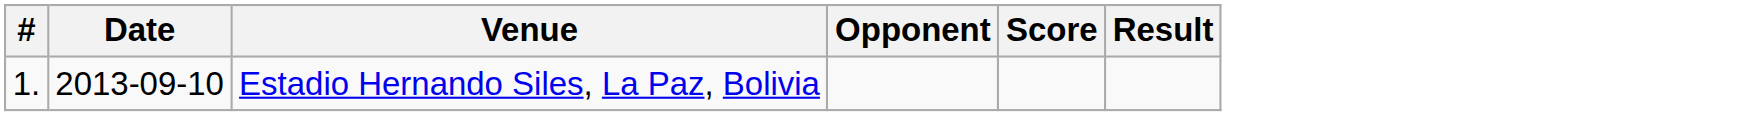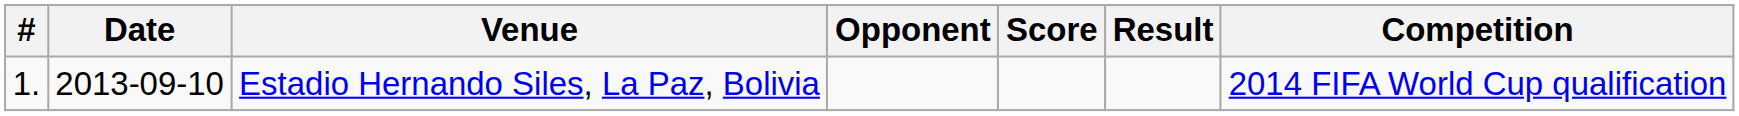+ column: (1478, 30)
